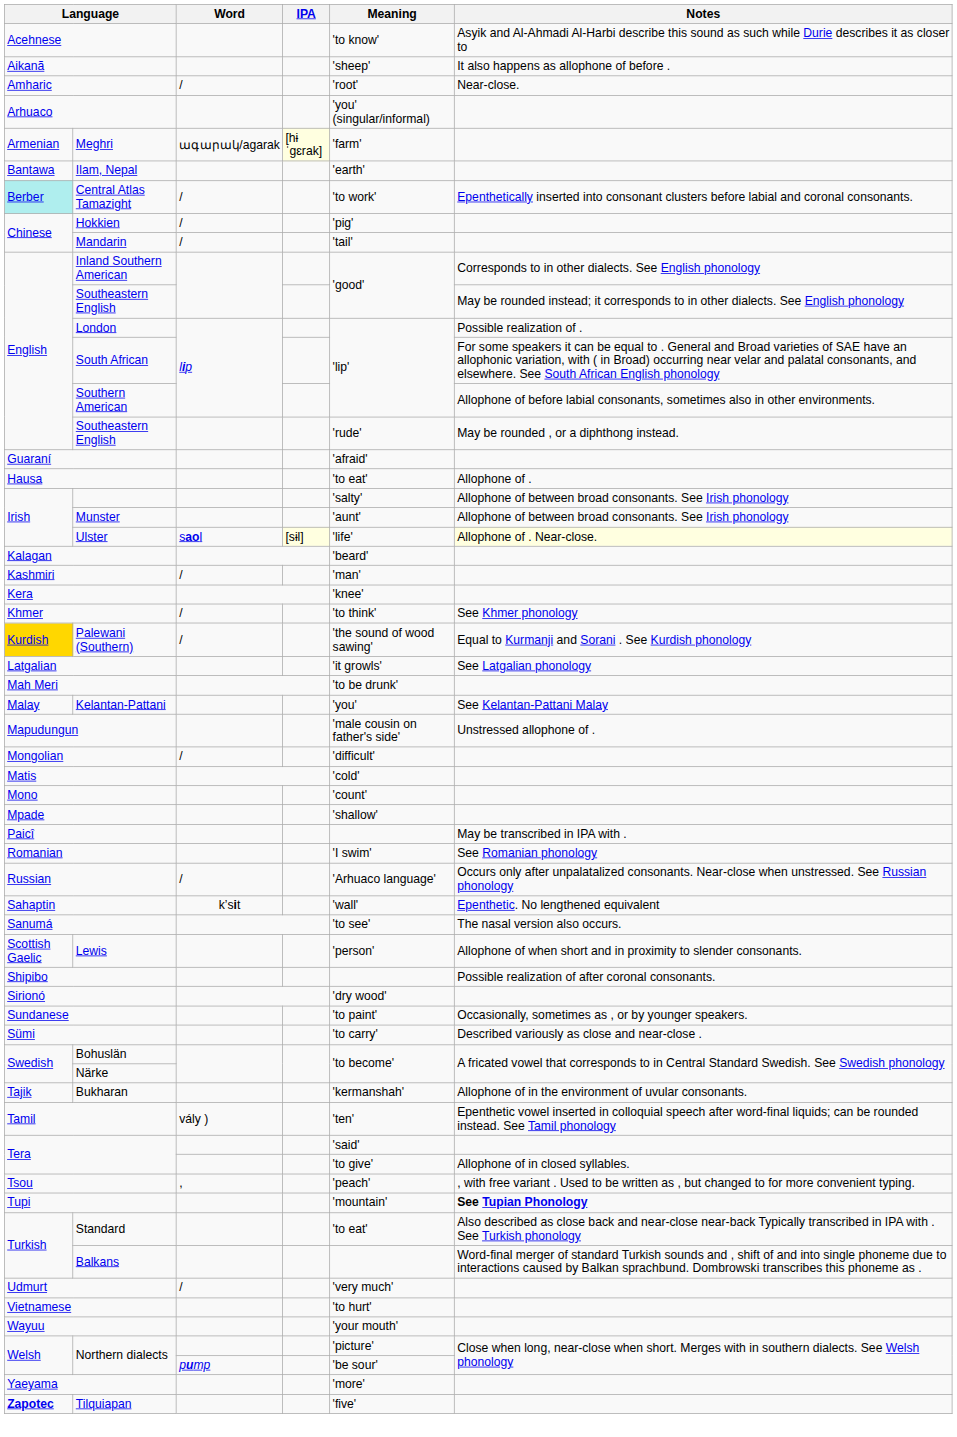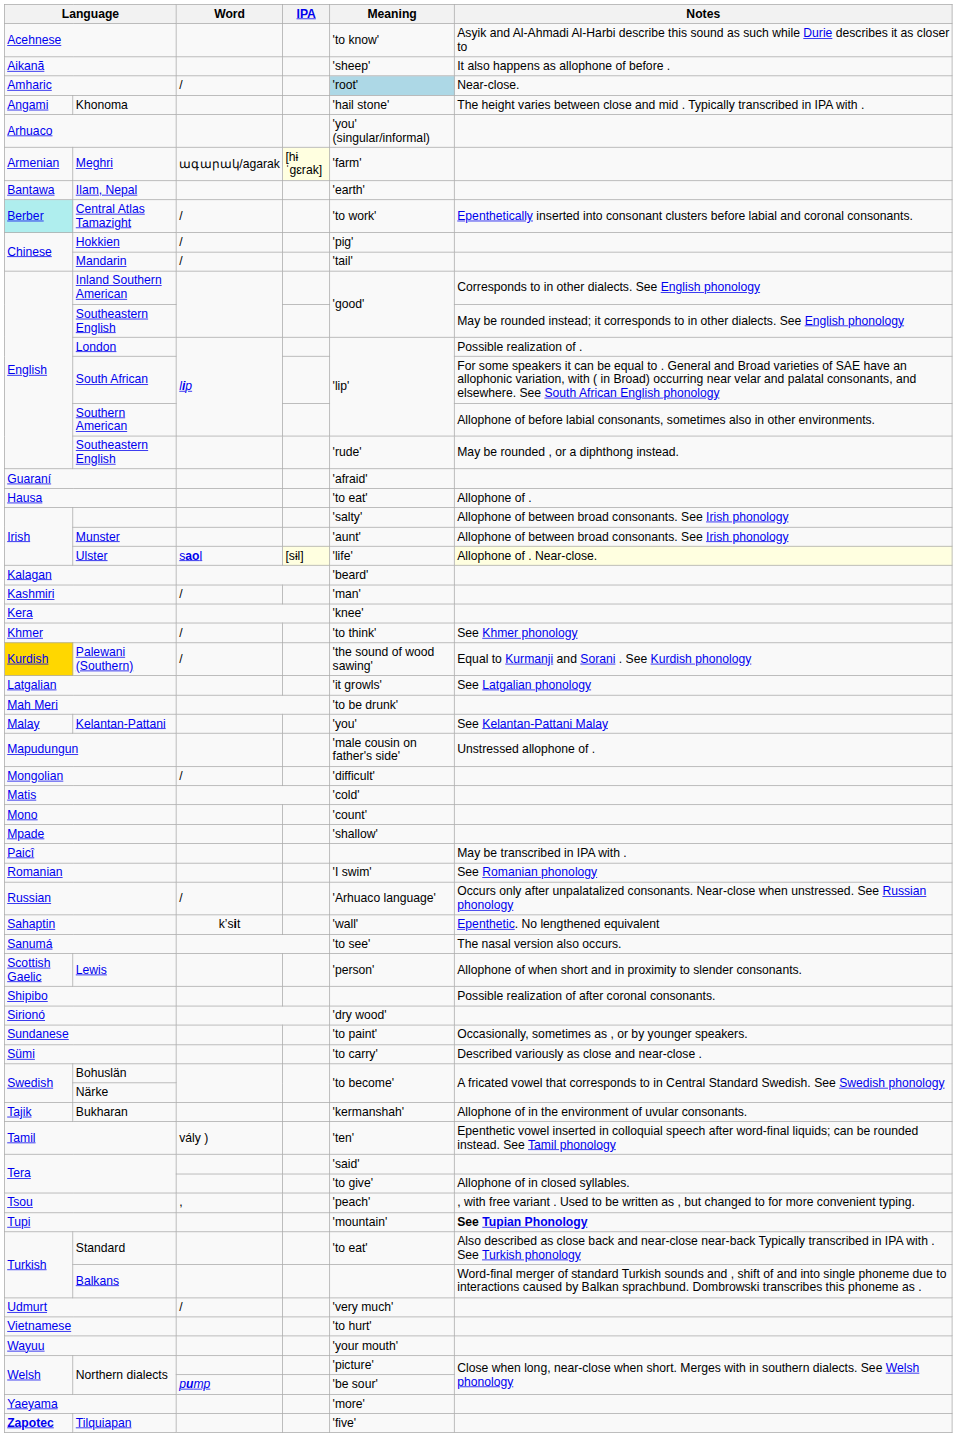(345, 85) no background -> (345, 85) lightblue background
+ row: (102, 104)
